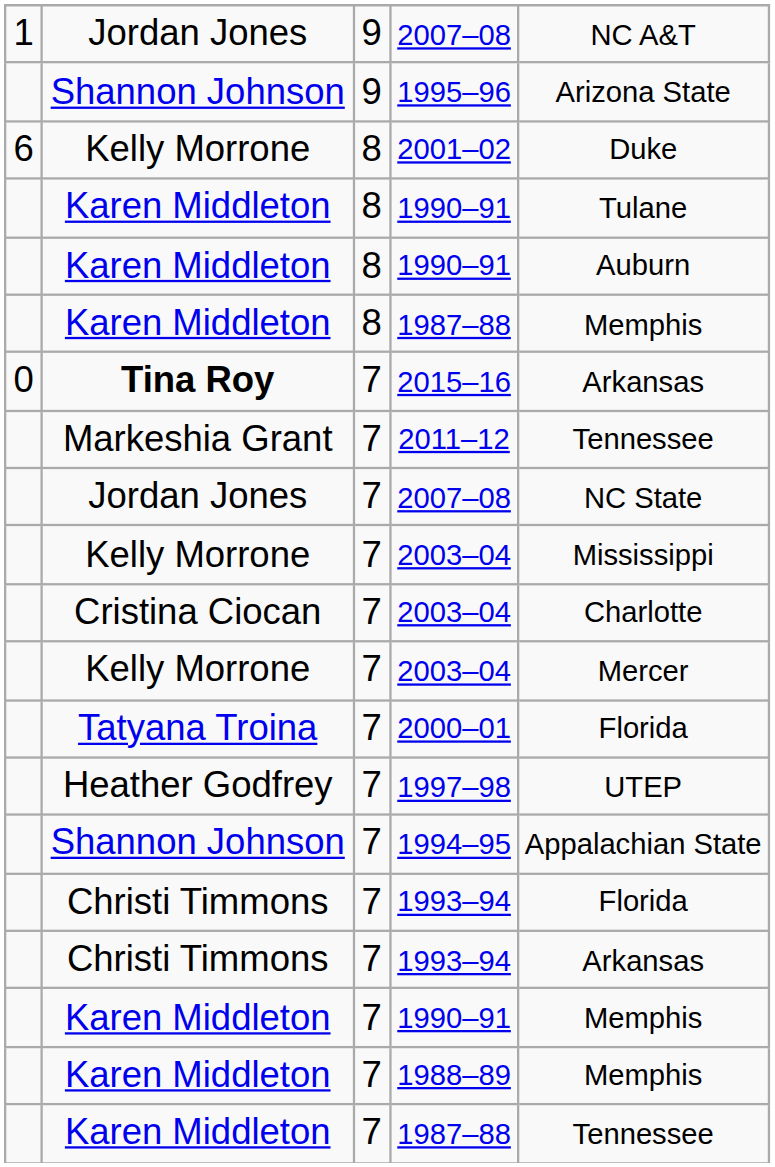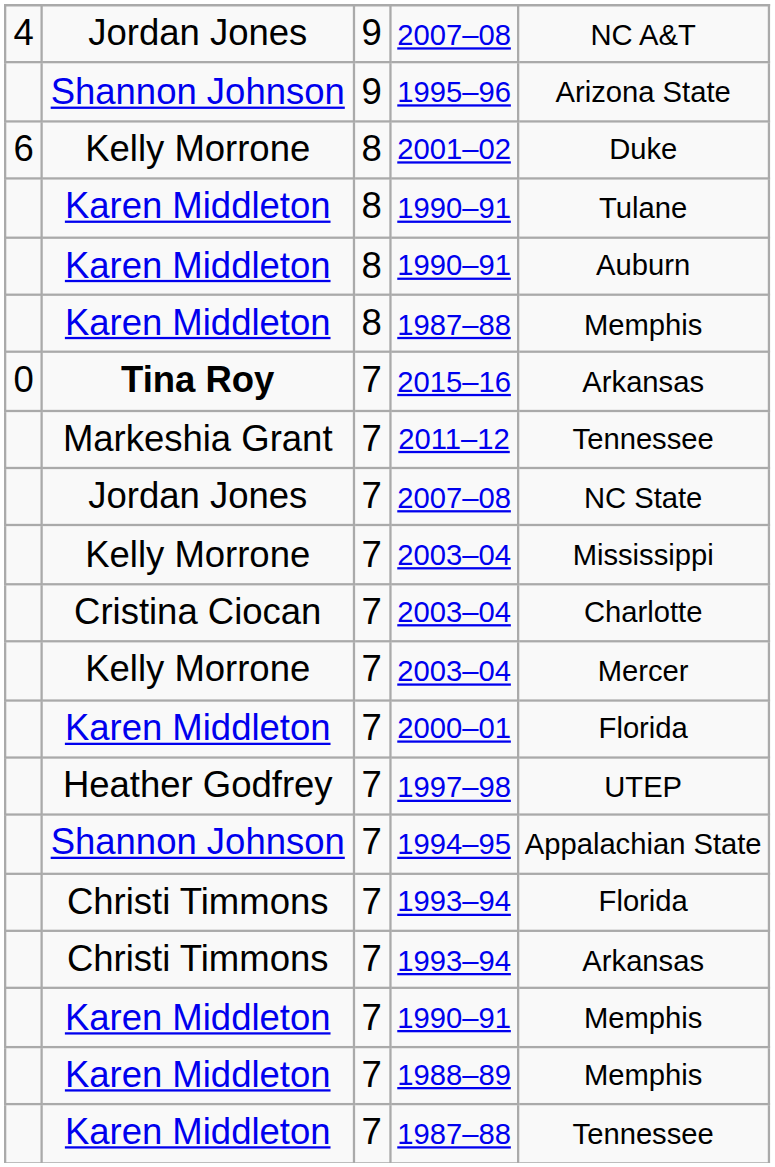(24, 33) 1 -> (24, 33) 4
(198, 727) Tatyana Troina -> (198, 727) Karen Middleton
